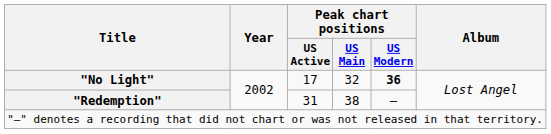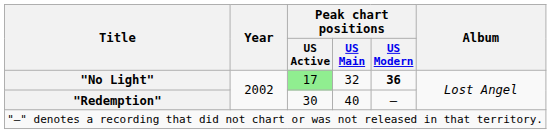(310, 80) no background -> (310, 80) lightgreen background
(310, 100) 31 -> (310, 100) 30
(352, 100) 38 -> (352, 100) 40
